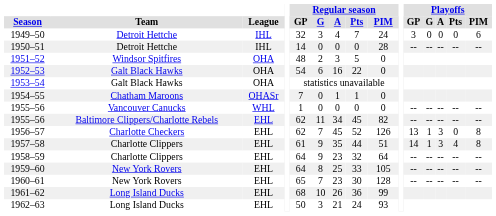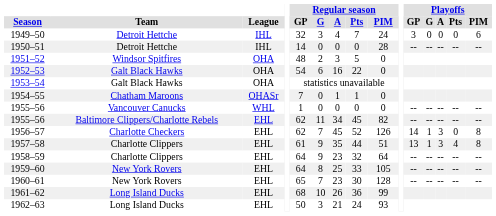(414, 132) 13 -> (414, 132) 14
(414, 144) 14 -> (414, 144) 13
